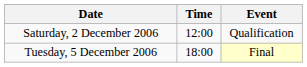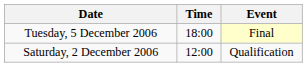rows swapped: (91, 33) <-> (91, 52)
